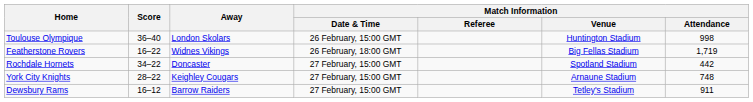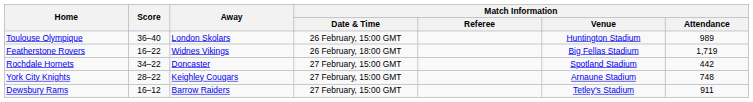(707, 37) 998 -> (707, 37) 989
